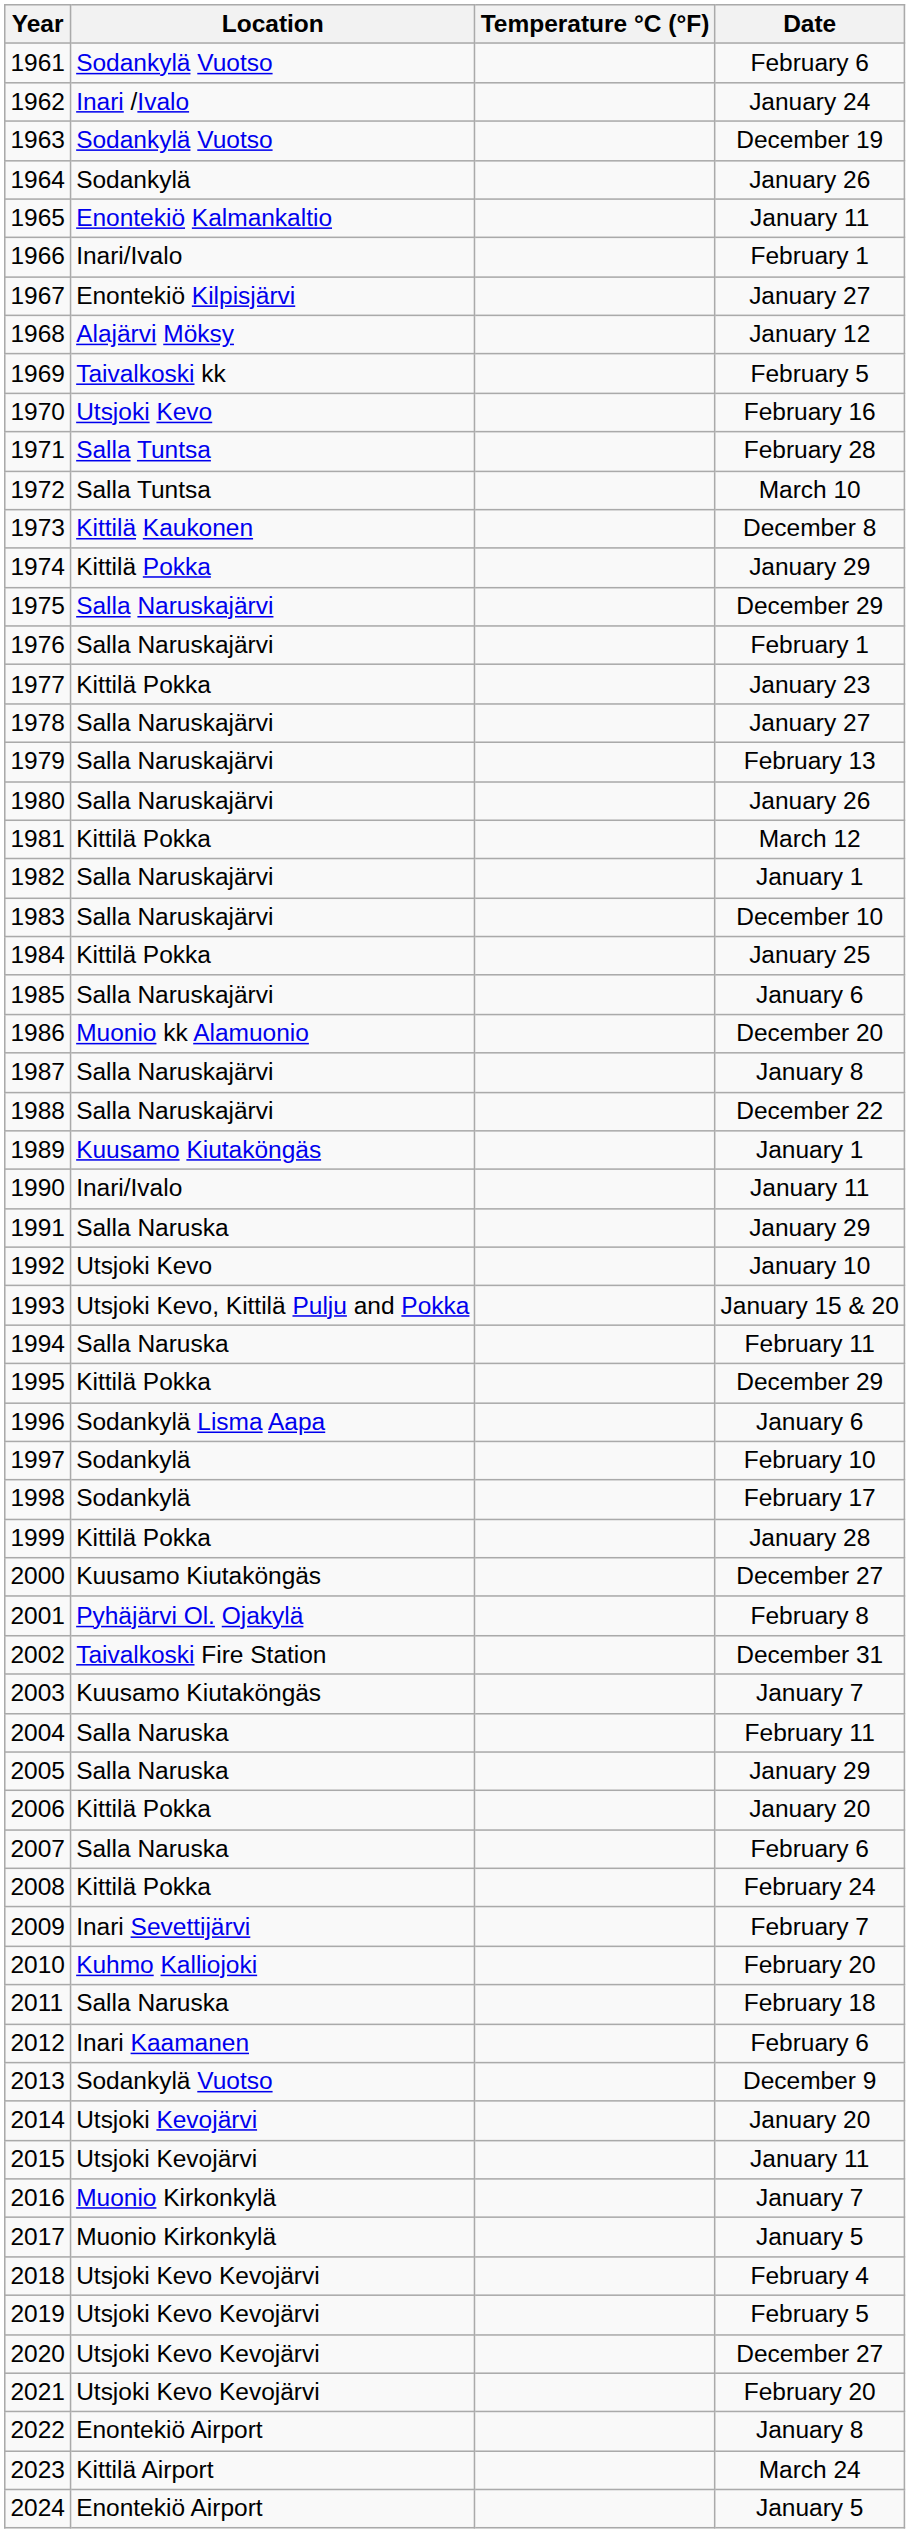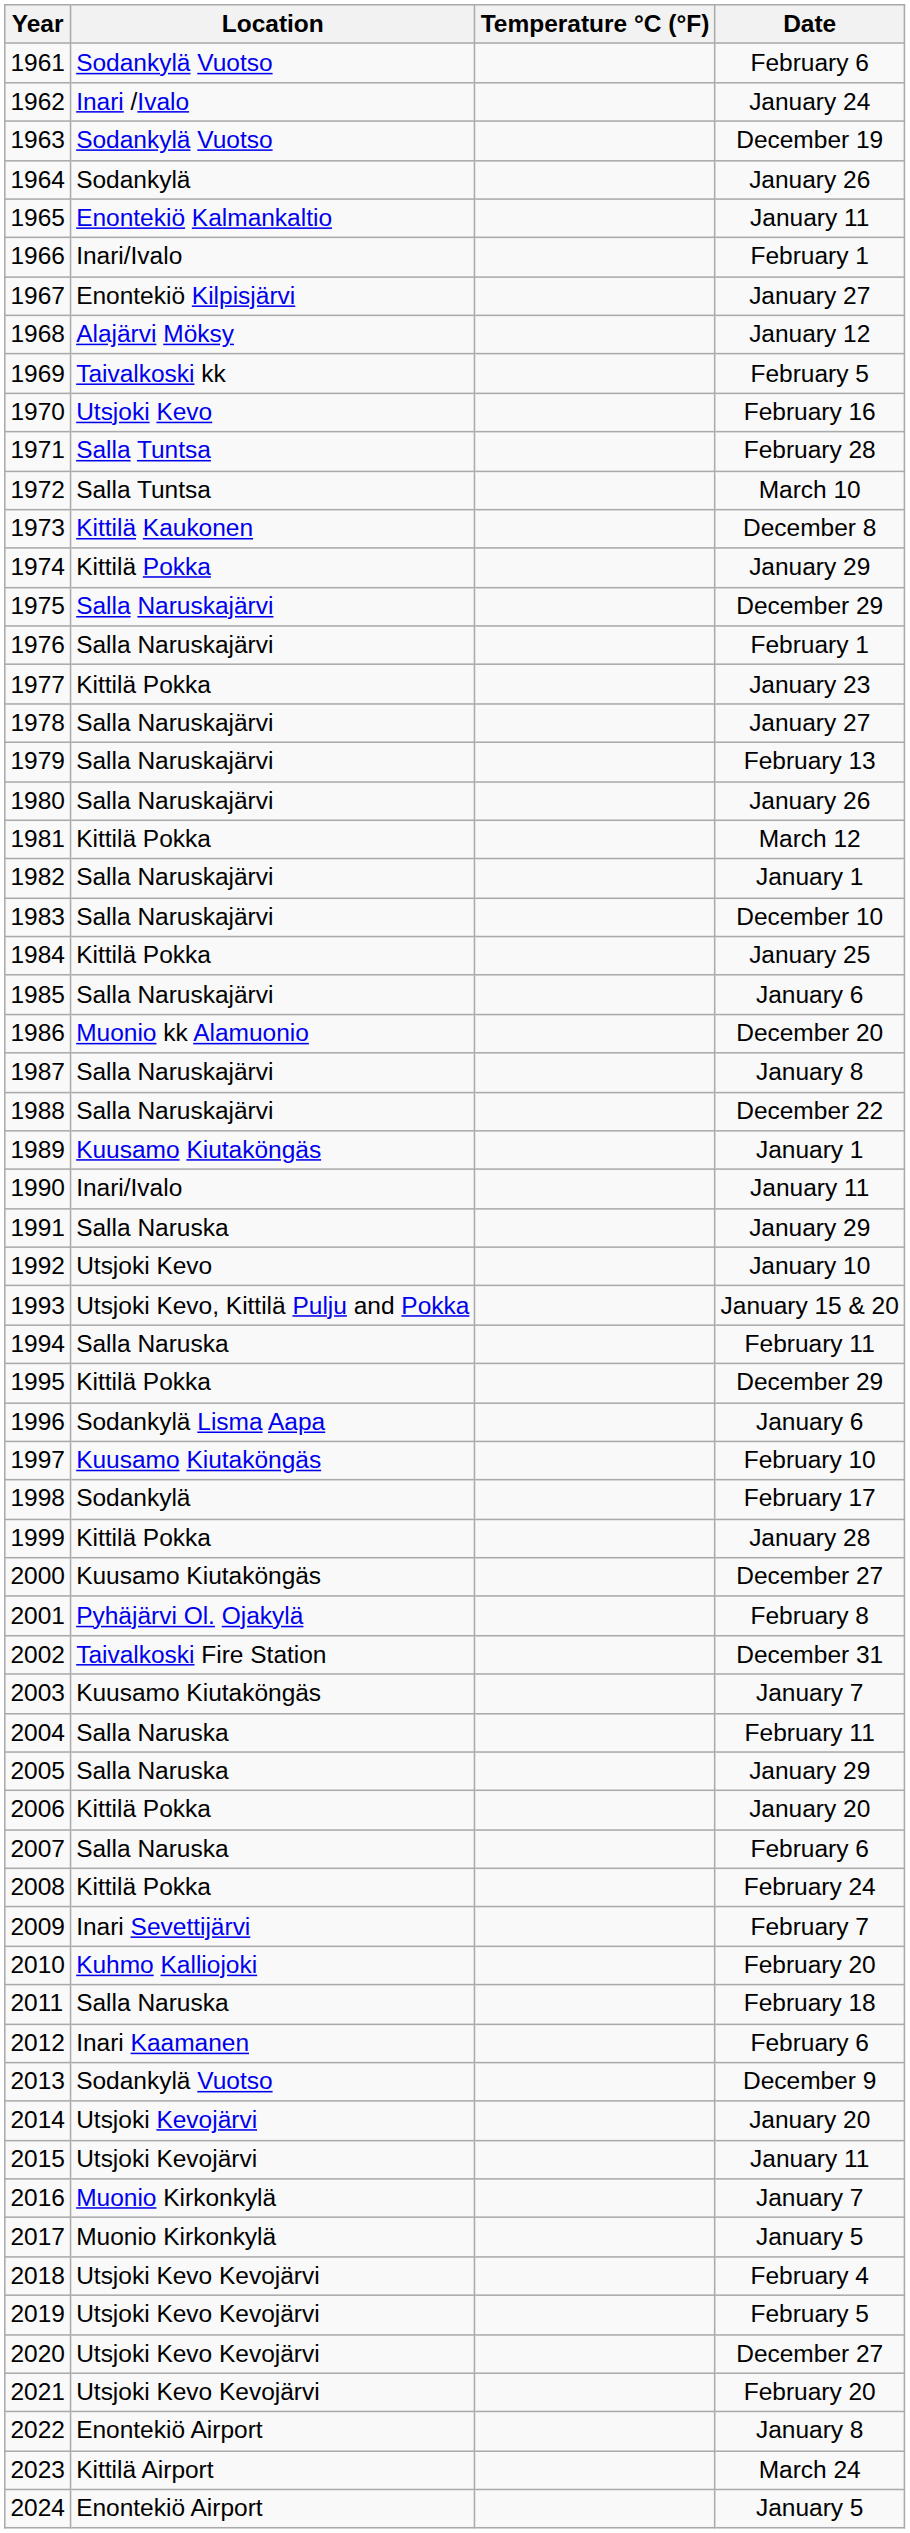(133, 1460) Sodankylä -> (199, 1460) Kuusamo Kiutaköngäs
